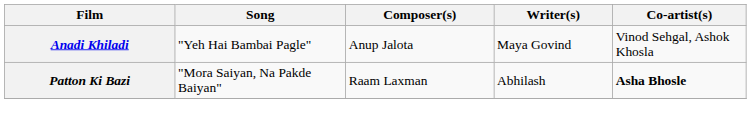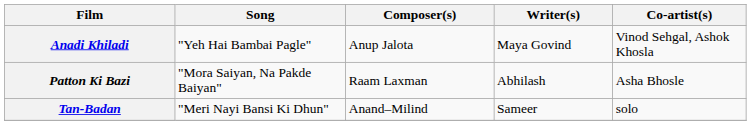(651, 80) bold -> (650, 80) normal
+ row: (90, 109)
